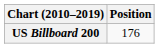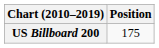(131, 33) 176 -> (131, 33) 175
